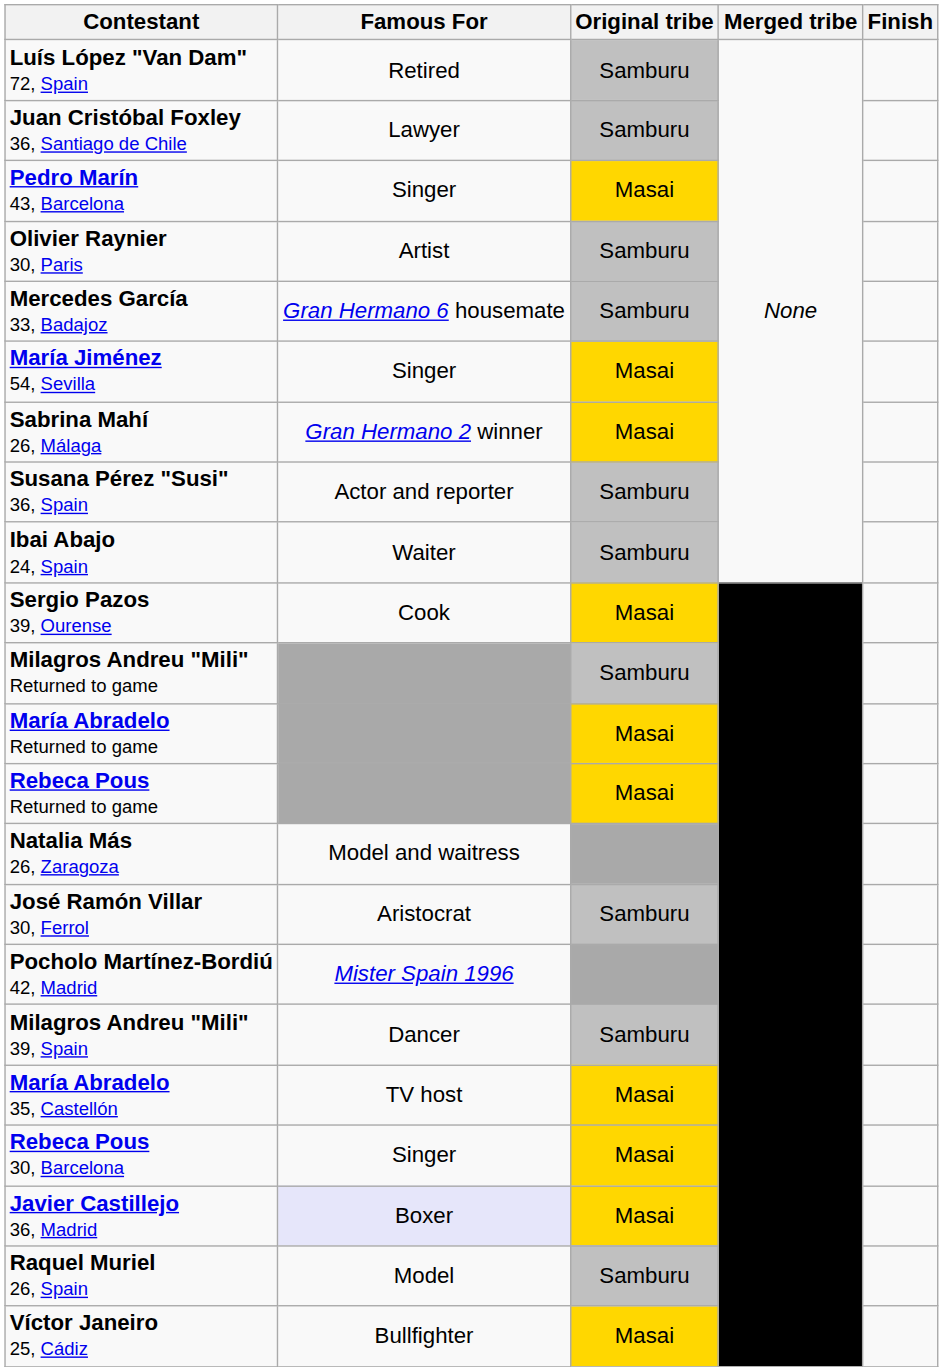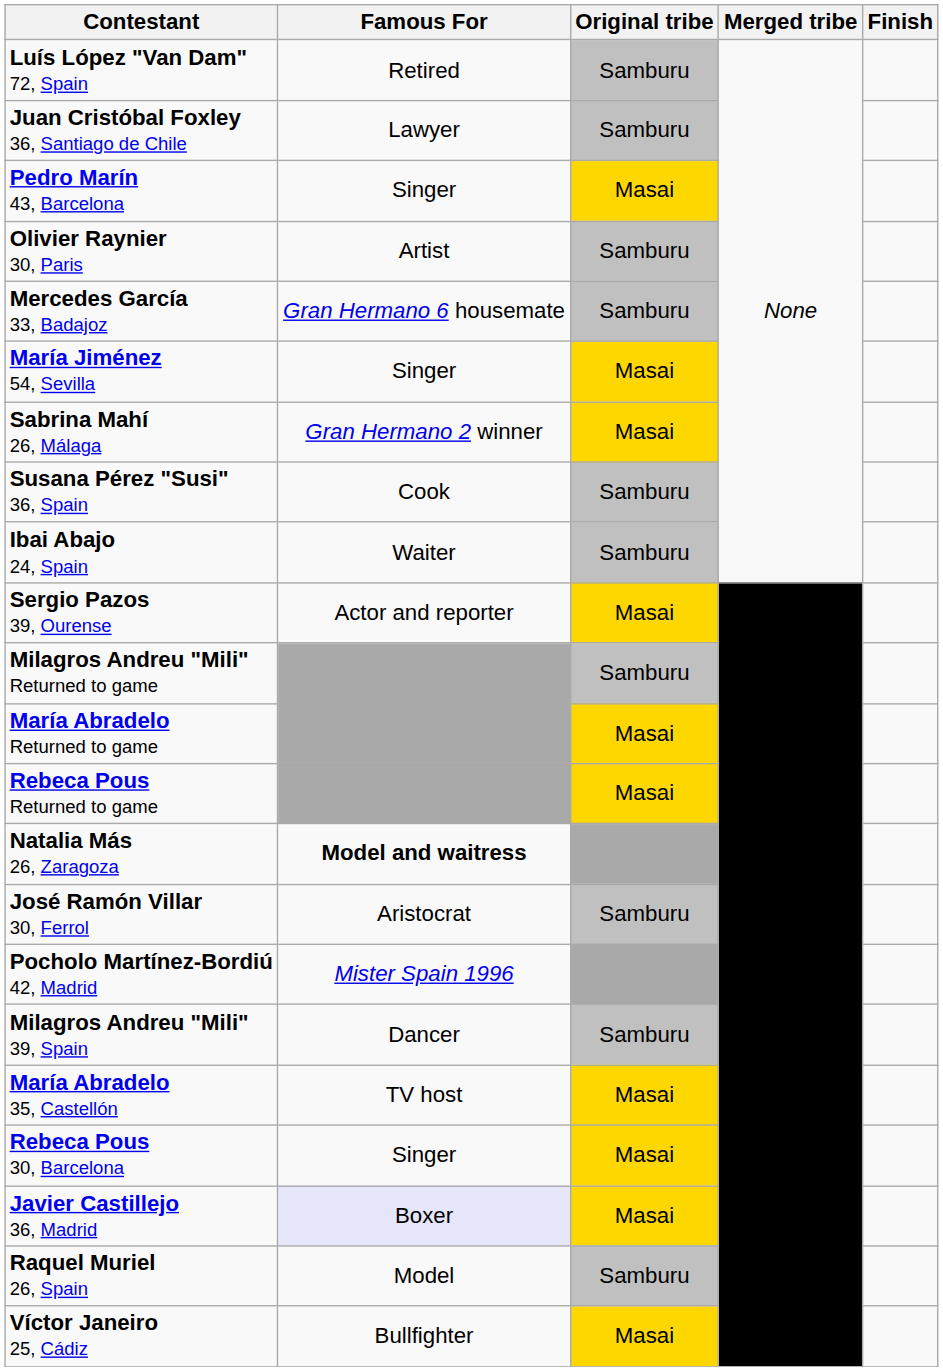(424, 491) Actor and reporter -> (424, 491) Cook
(424, 612) Cook -> (424, 612) Actor and reporter
(424, 853) normal -> (424, 853) bold
